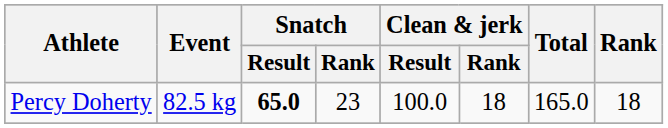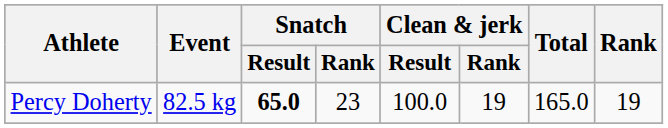(494, 103) 18 -> (494, 103) 19
(628, 103) 18 -> (628, 103) 19
